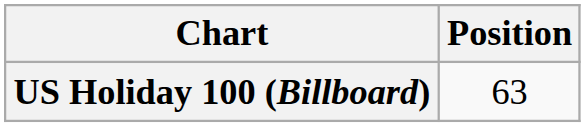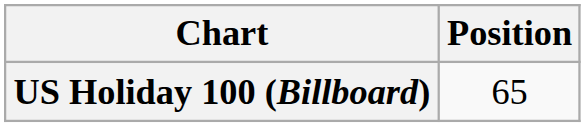(510, 90) 63 -> (510, 90) 65
